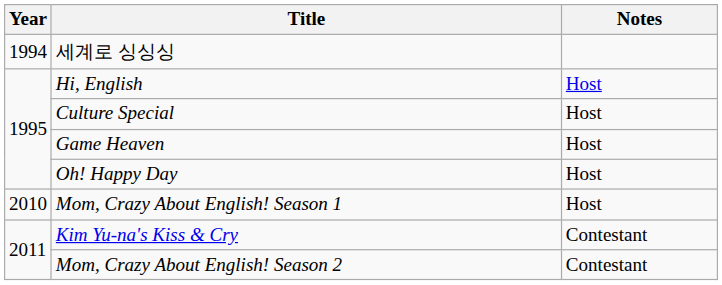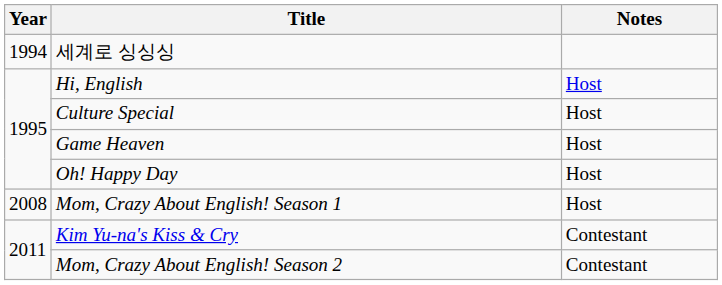(28, 204) 2010 -> (28, 204) 2008
